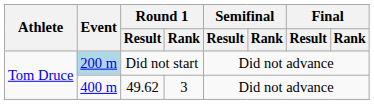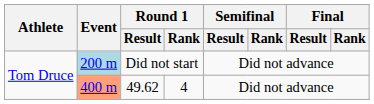(99, 87) no background -> (99, 87) lightsalmon background
(184, 87) 3 -> (184, 87) 4
